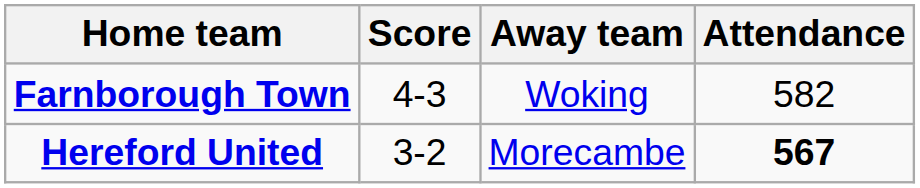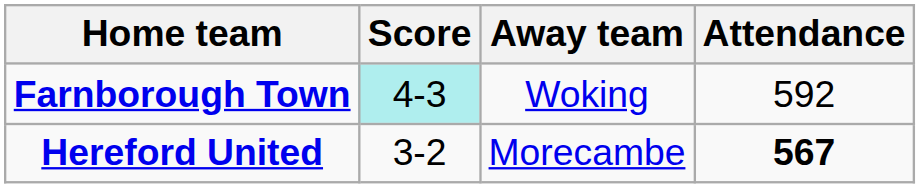(420, 93) no background -> (420, 93) paleturquoise background
(804, 93) 582 -> (804, 93) 592
